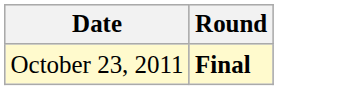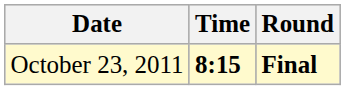+ column: (223, 24)
